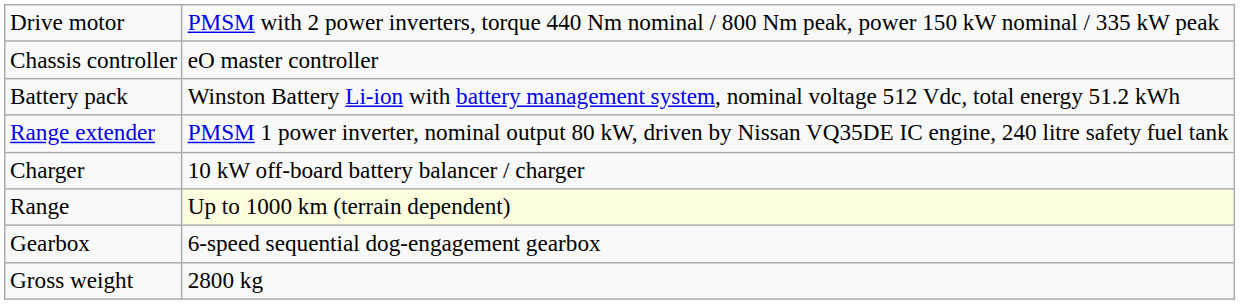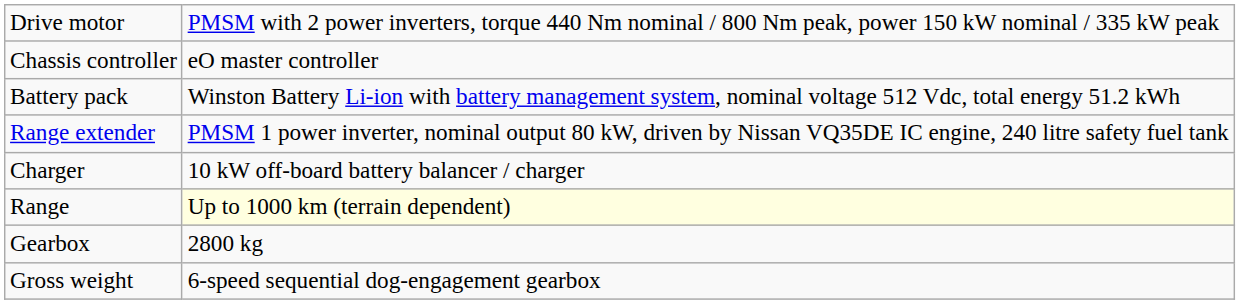(394, 243) 6-speed sequential dog-engagement gearbox -> (225, 243) 2800 kg
(225, 280) 2800 kg -> (394, 280) 6-speed sequential dog-engagement gearbox
